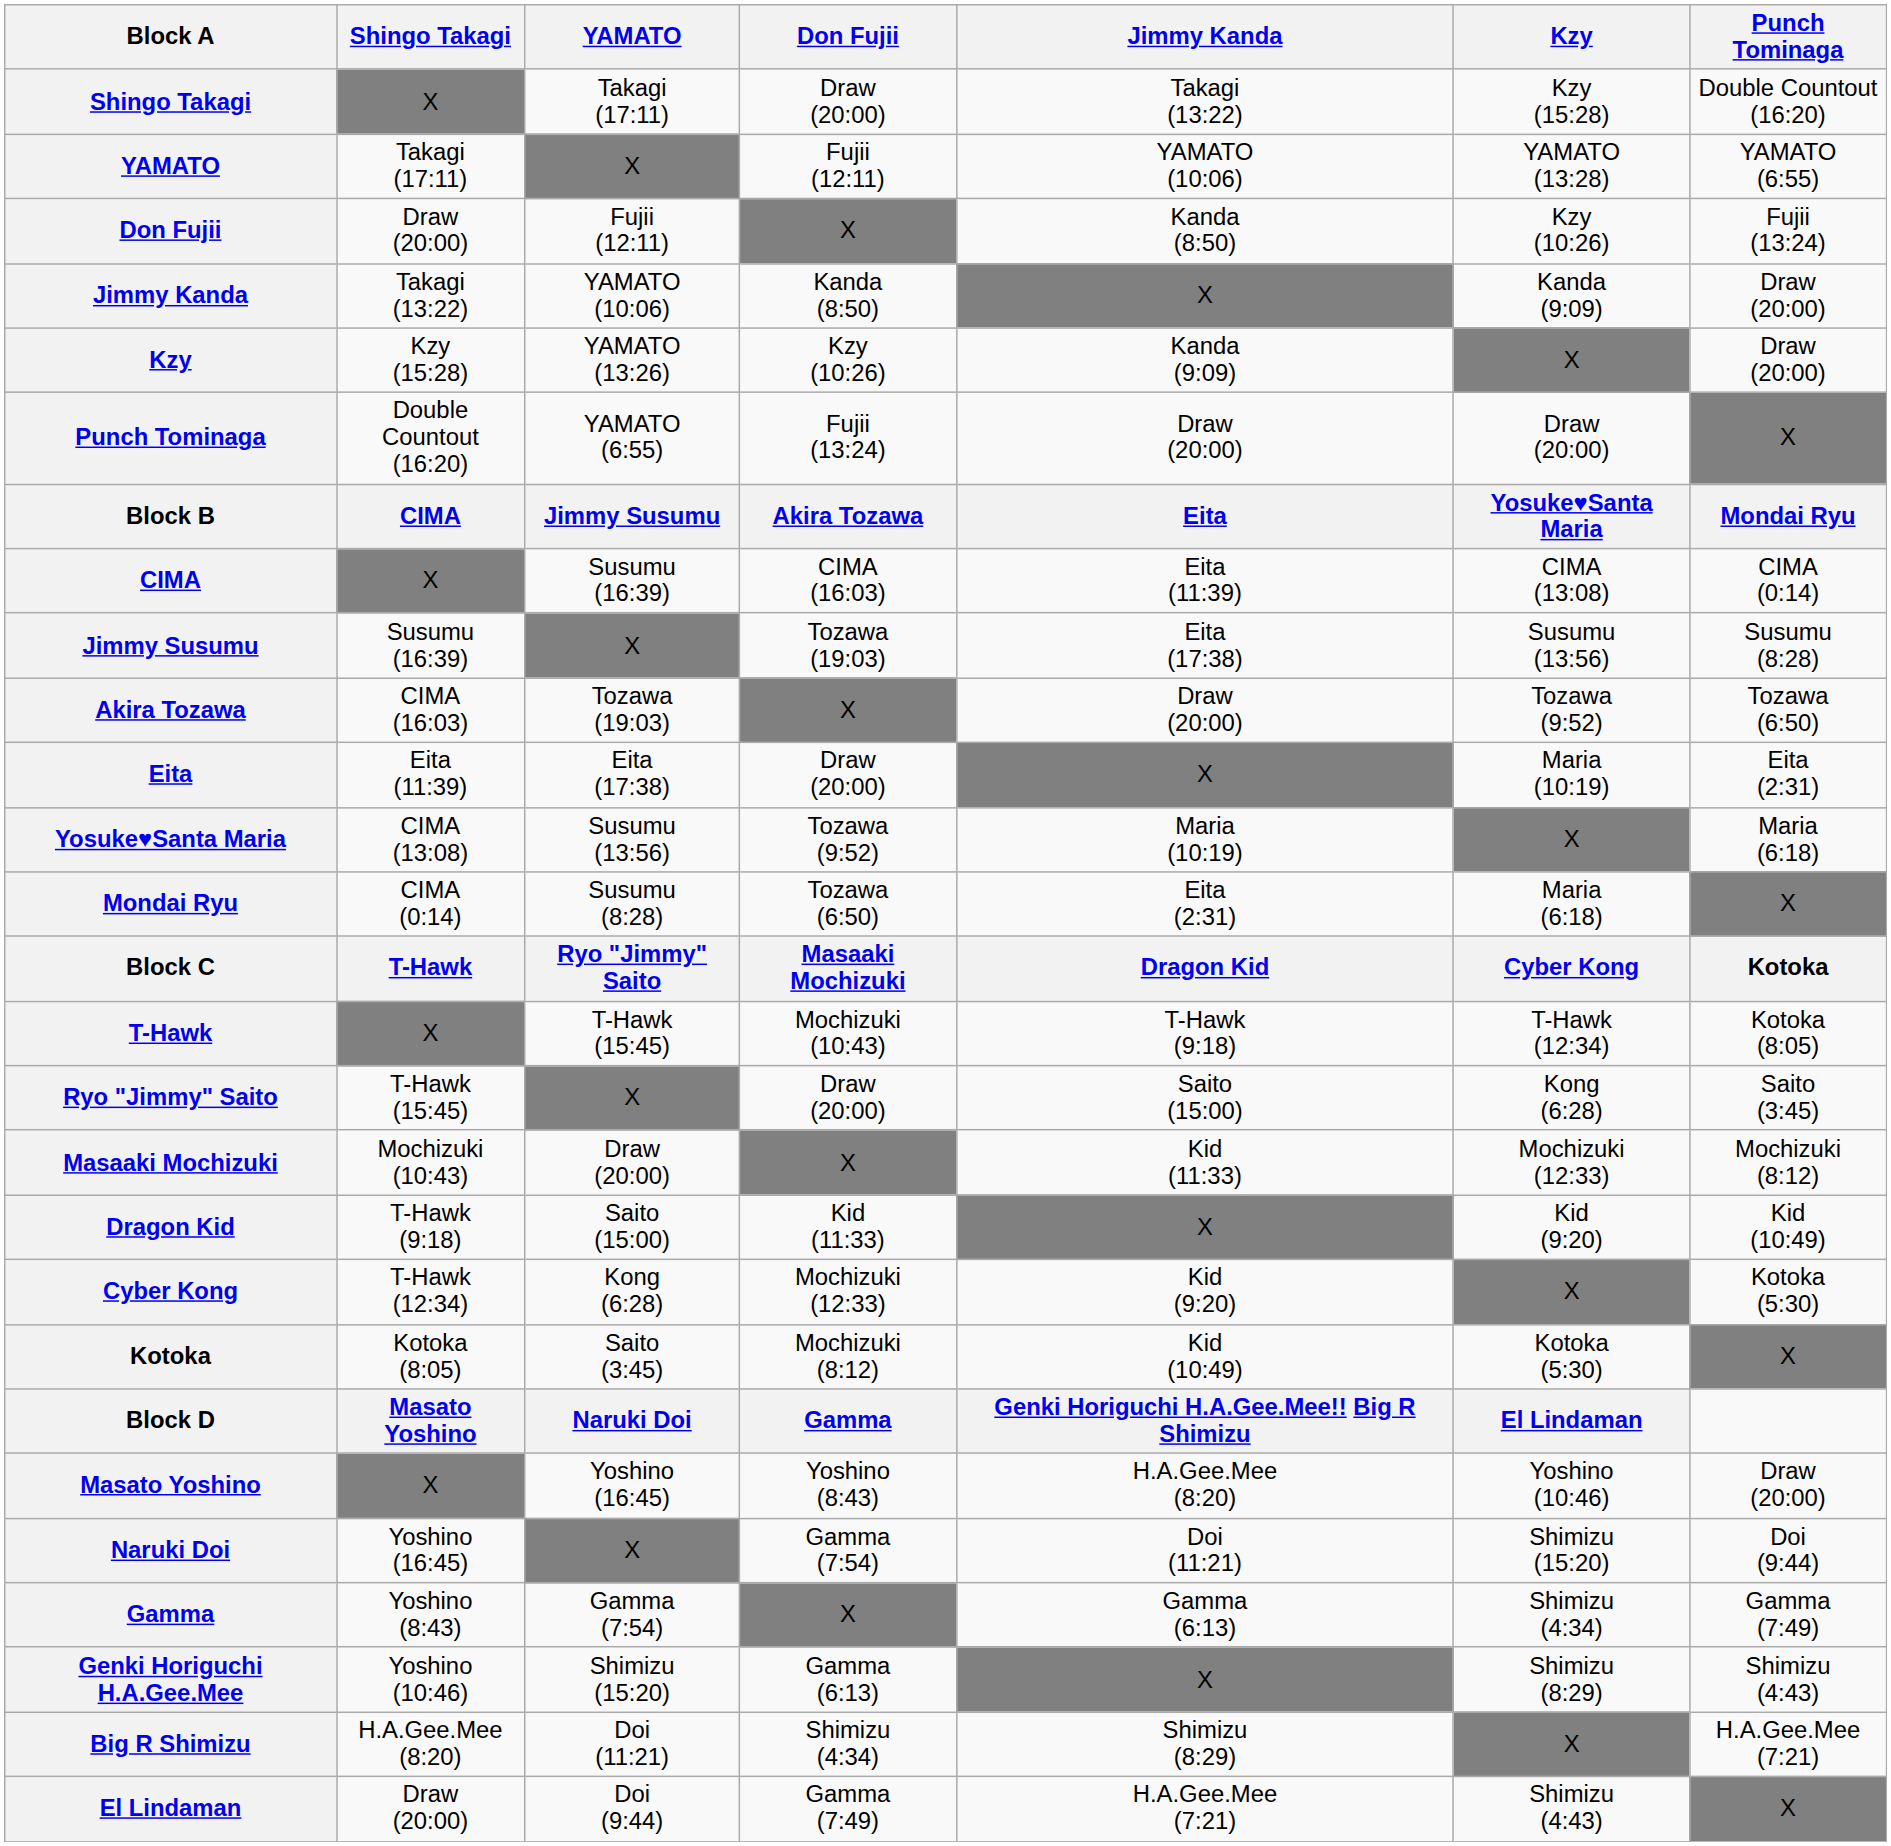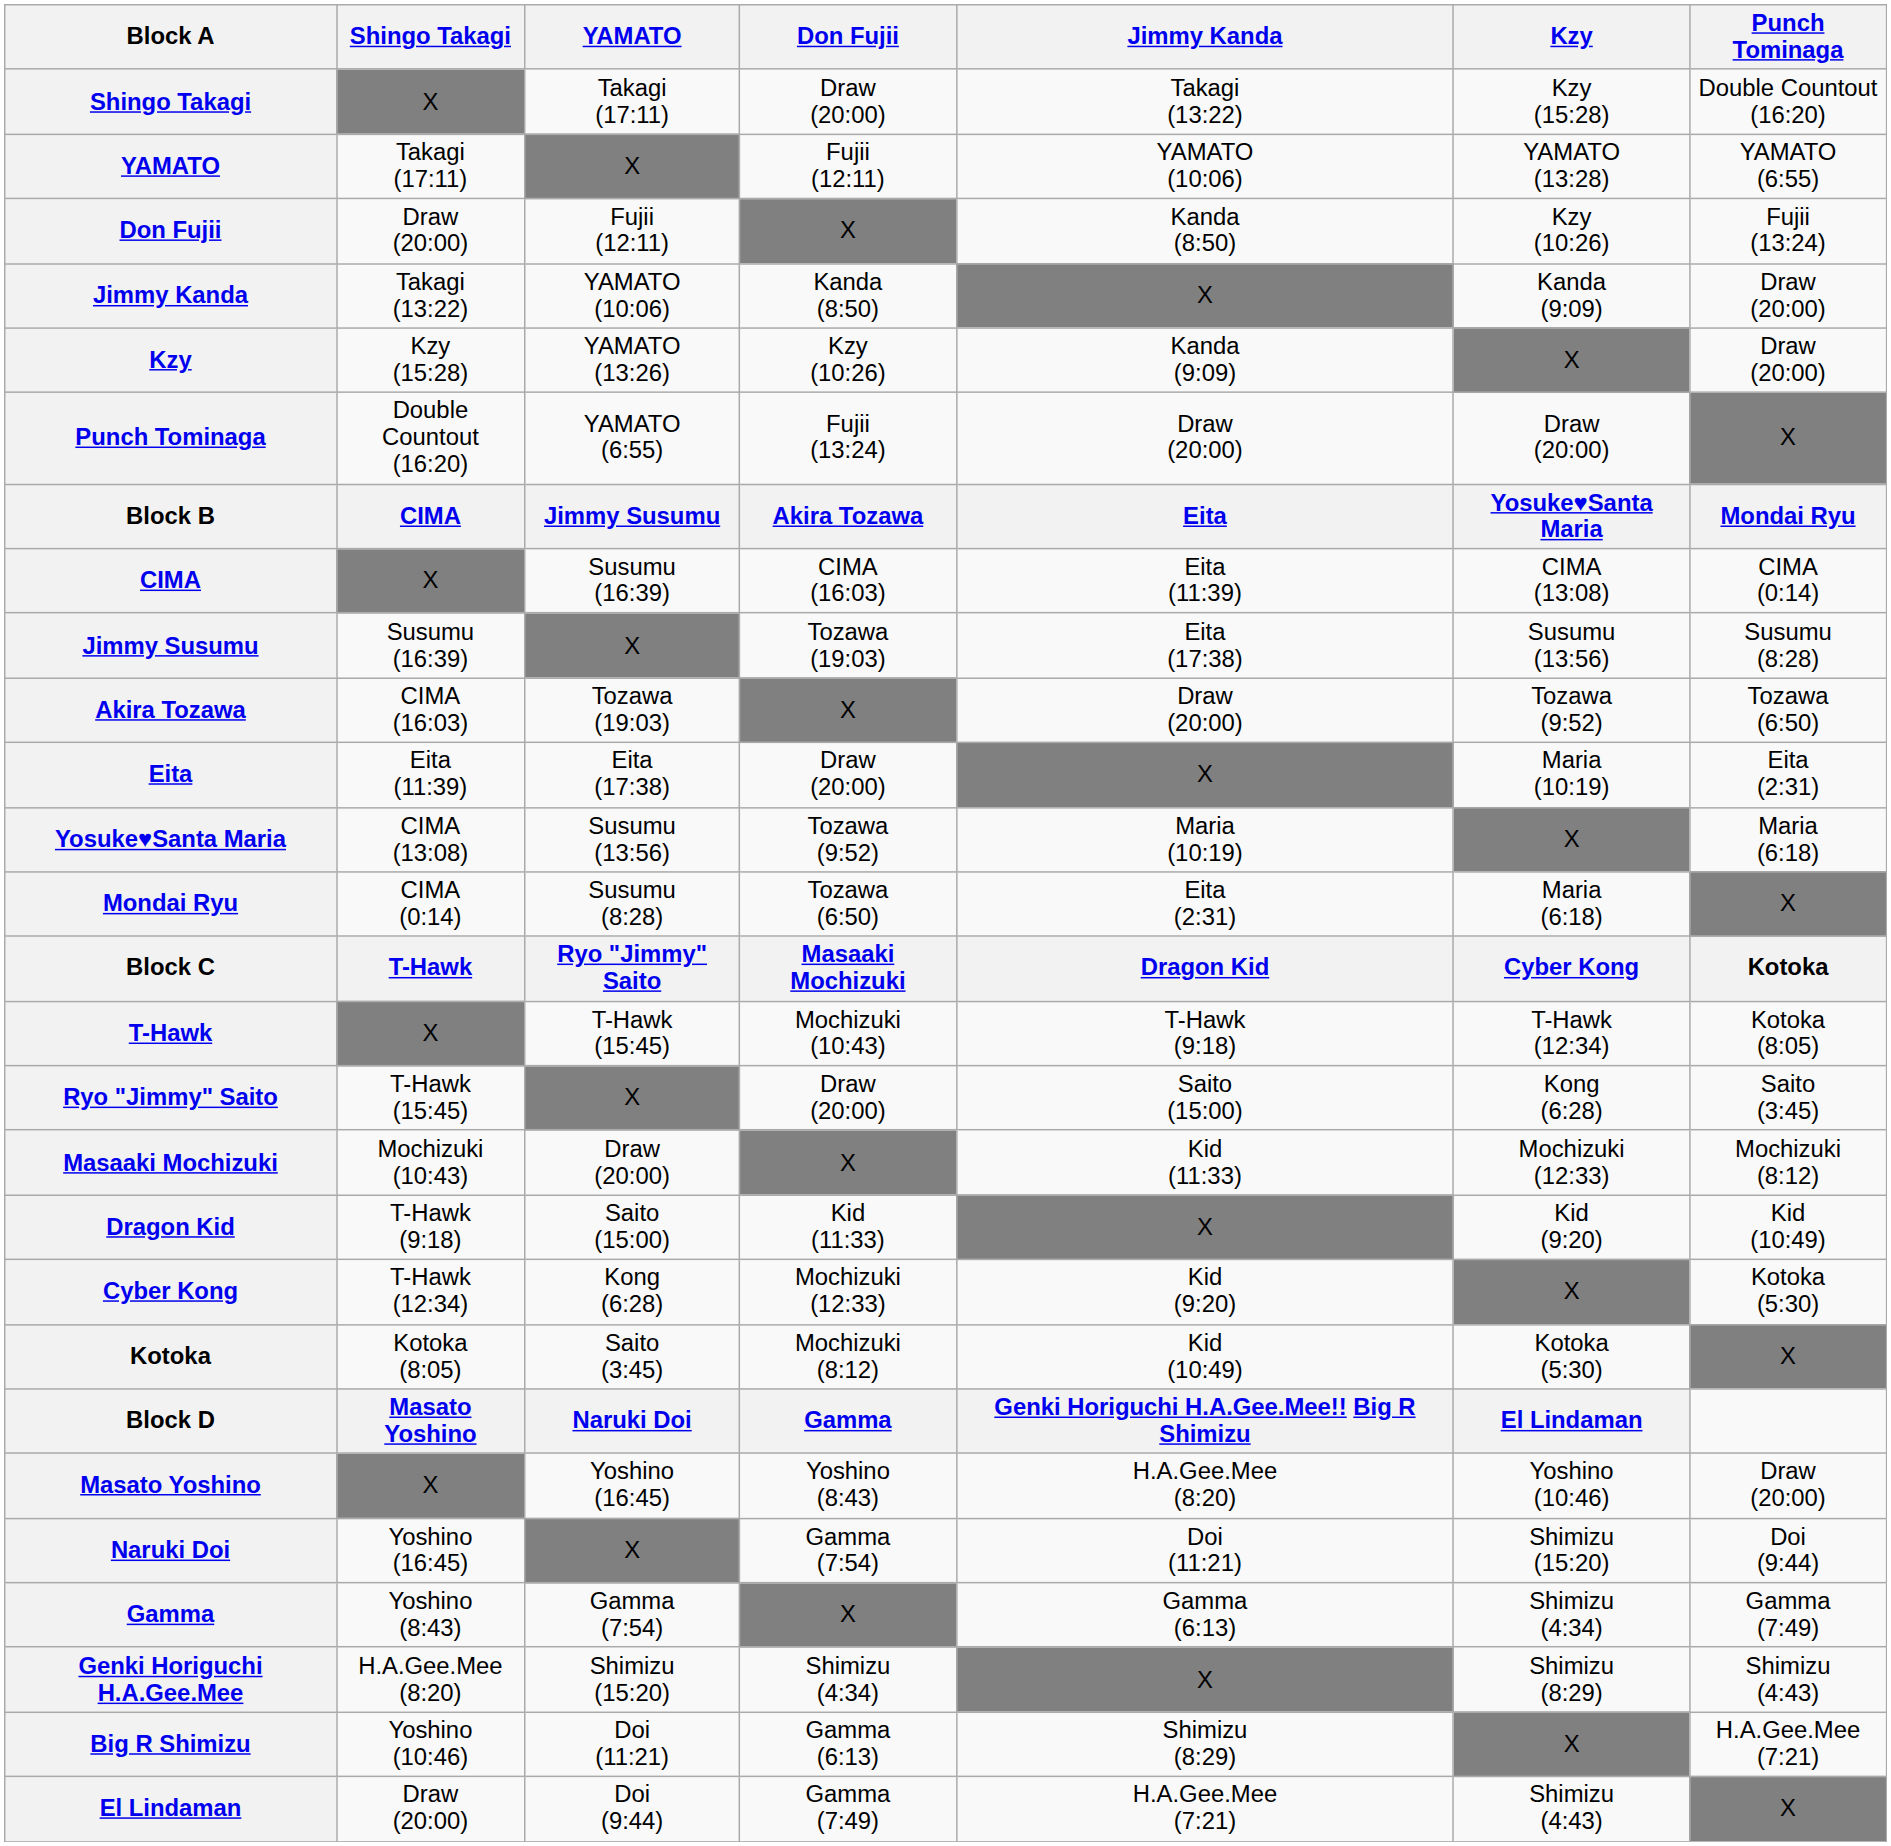(430, 1679) Yoshino (10:46) -> (430, 1679) H.A.Gee.Mee (8:20)
(848, 1679) Gamma (6:13) -> (848, 1679) Shimizu (4:34)
(430, 1743) H.A.Gee.Mee (8:20) -> (430, 1743) Yoshino (10:46)
(848, 1743) Shimizu (4:34) -> (848, 1743) Gamma (6:13)
